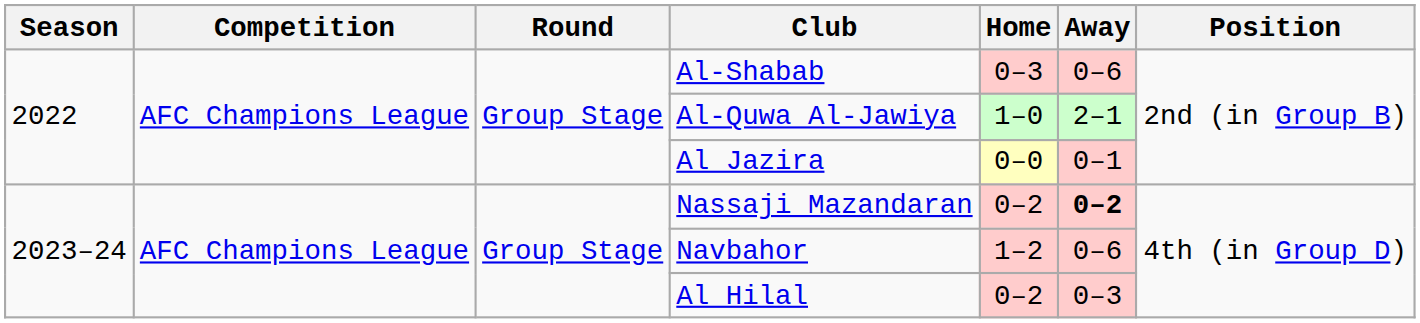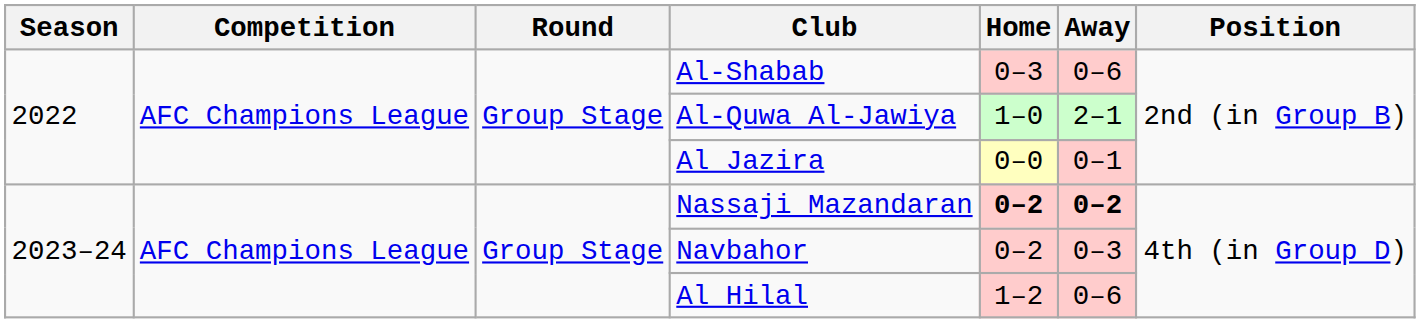(1019, 206) normal -> (1019, 206) bold
(1019, 251) 1–2 -> (1019, 251) 0–2
(1098, 251) 0–6 -> (1098, 251) 0–3
(1019, 296) 0–2 -> (1019, 296) 1–2
(1098, 296) 0–3 -> (1098, 296) 0–6
